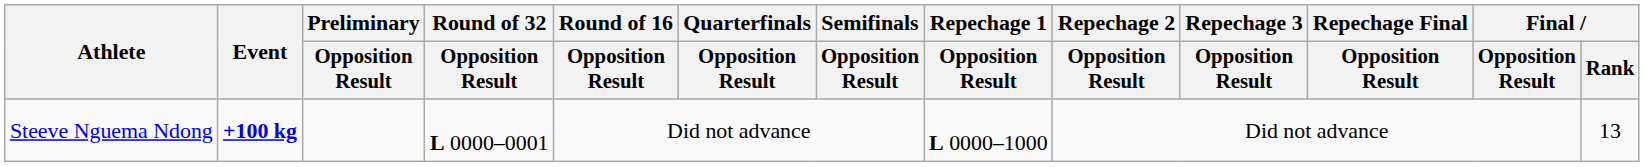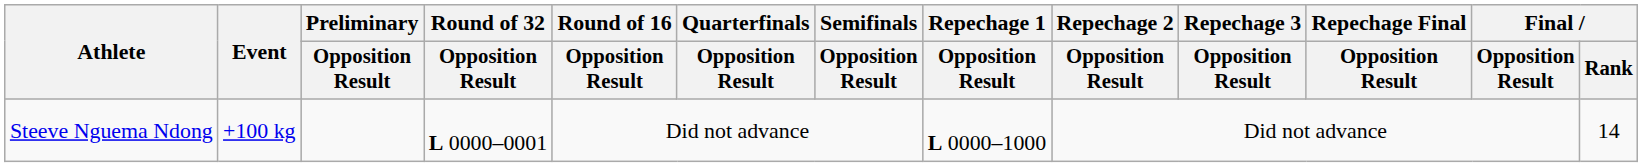(260, 130) bold -> (259, 130) normal
(1610, 130) 13 -> (1609, 130) 14
